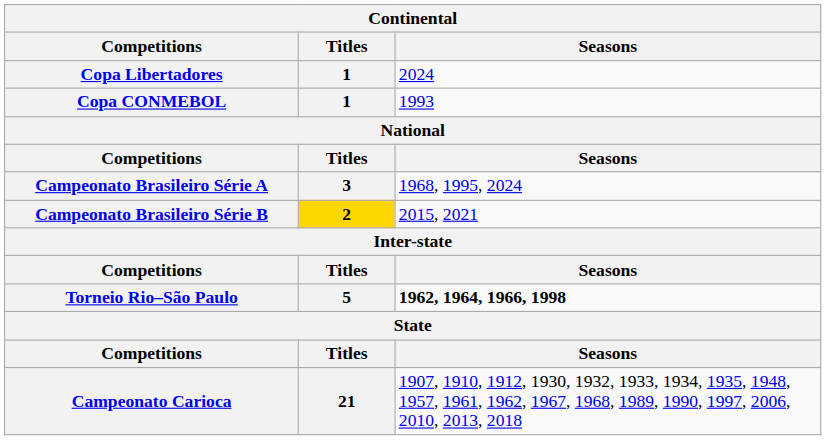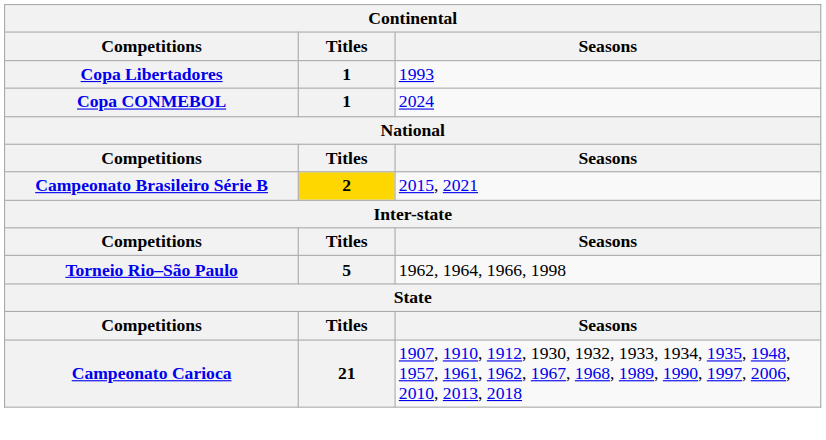(416, 74) 2024 -> (416, 74) 1993
(416, 102) 1993 -> (416, 102) 2024
- row: (152, 185)
(482, 297) bold -> (482, 269) normal
